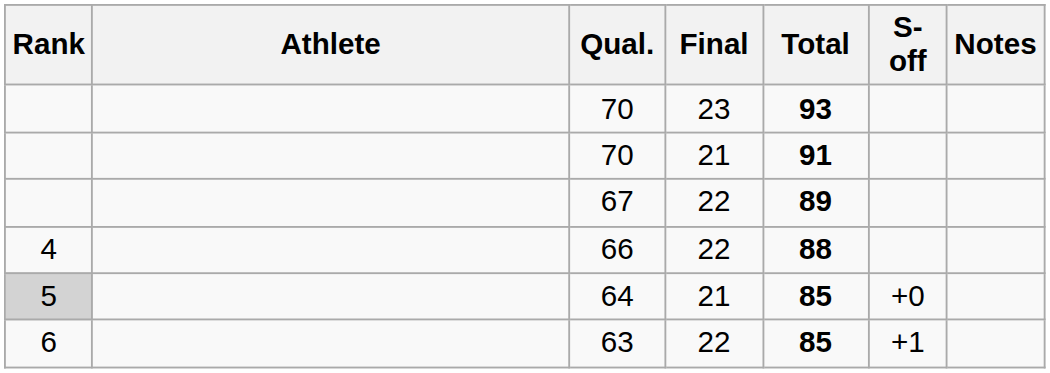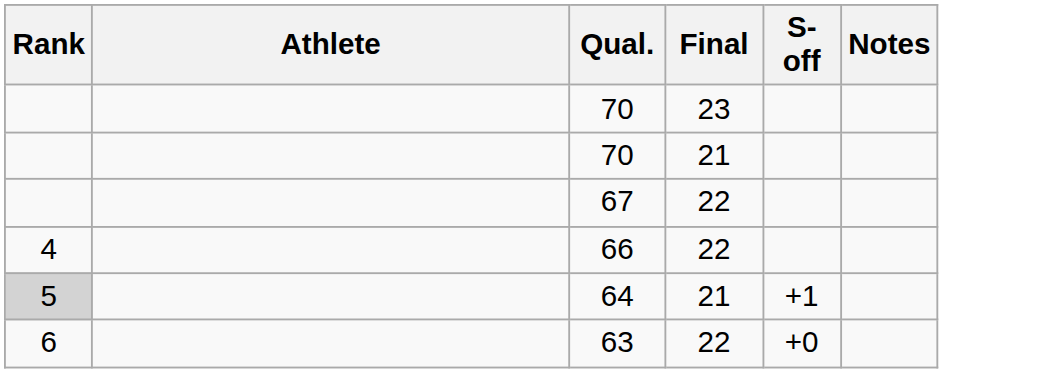- column: (816, 44)
(908, 295) +0 -> (802, 295) +1
(908, 342) +1 -> (802, 342) +0
